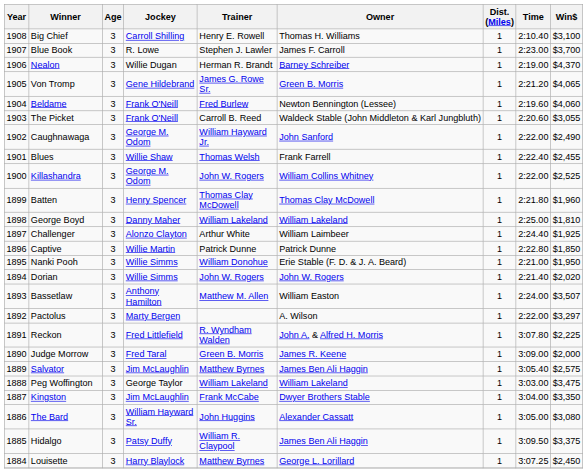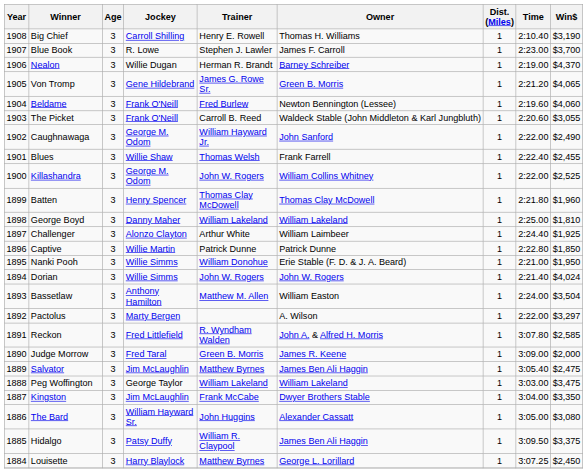(567, 36) $3,100 -> (567, 36) $3,190
(567, 277) $2,020 -> (567, 277) $4,024
(567, 297) $3,507 -> (567, 297) $3,504
(567, 335) $2,225 -> (567, 335) $2,585
(567, 369) $2,575 -> (567, 369) $2,475
